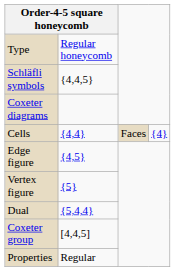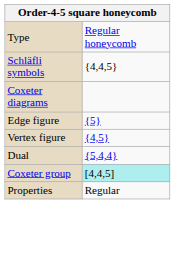- row: (19, 133)
(73, 156) {4,5} -> (93, 120) {5}
(69, 186) {5} -> (97, 138) {4,5}
(75, 234) no background -> (99, 173) paleturquoise background
